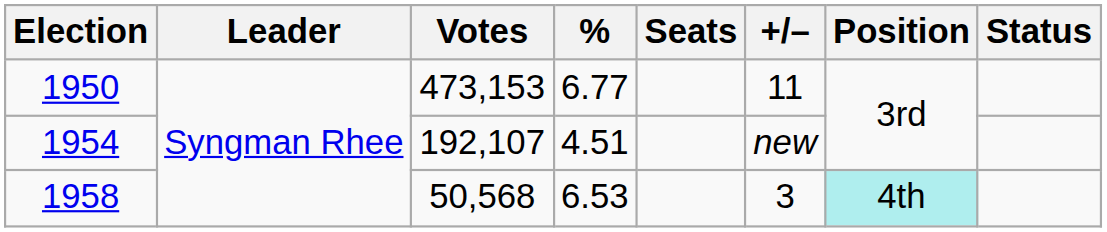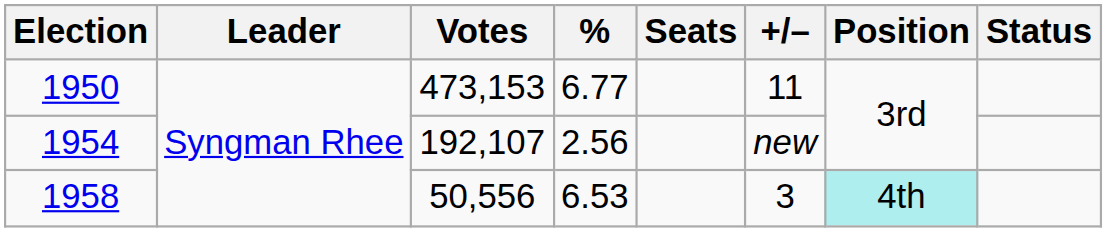(595, 142) 4.51 -> (595, 142) 2.56
(482, 197) 50,568 -> (482, 197) 50,556
